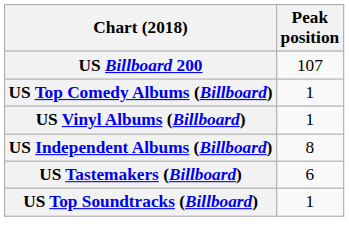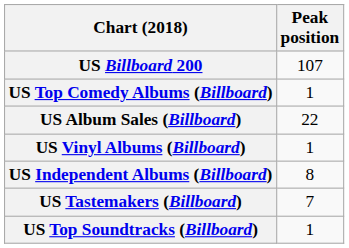+ row: (141, 119)
(310, 174) 6 -> (310, 202) 7
